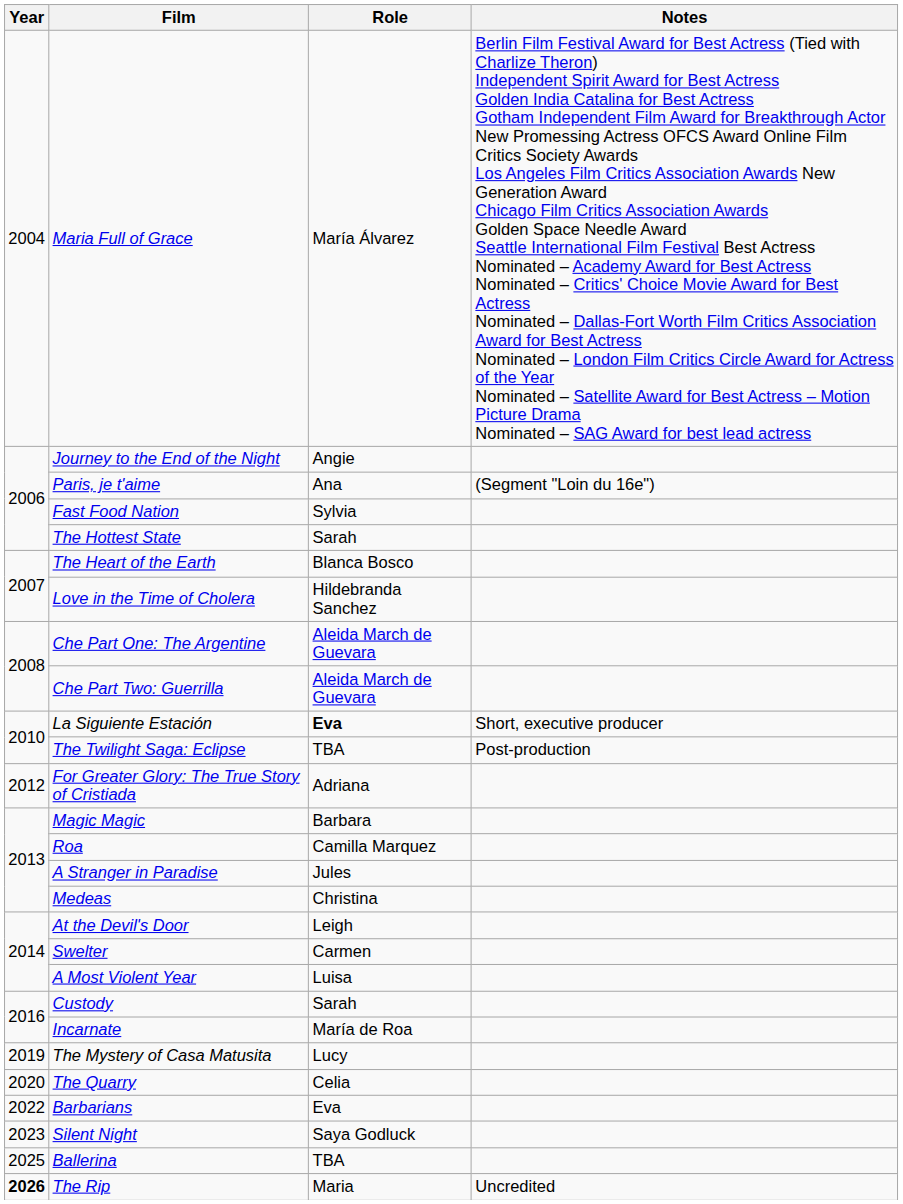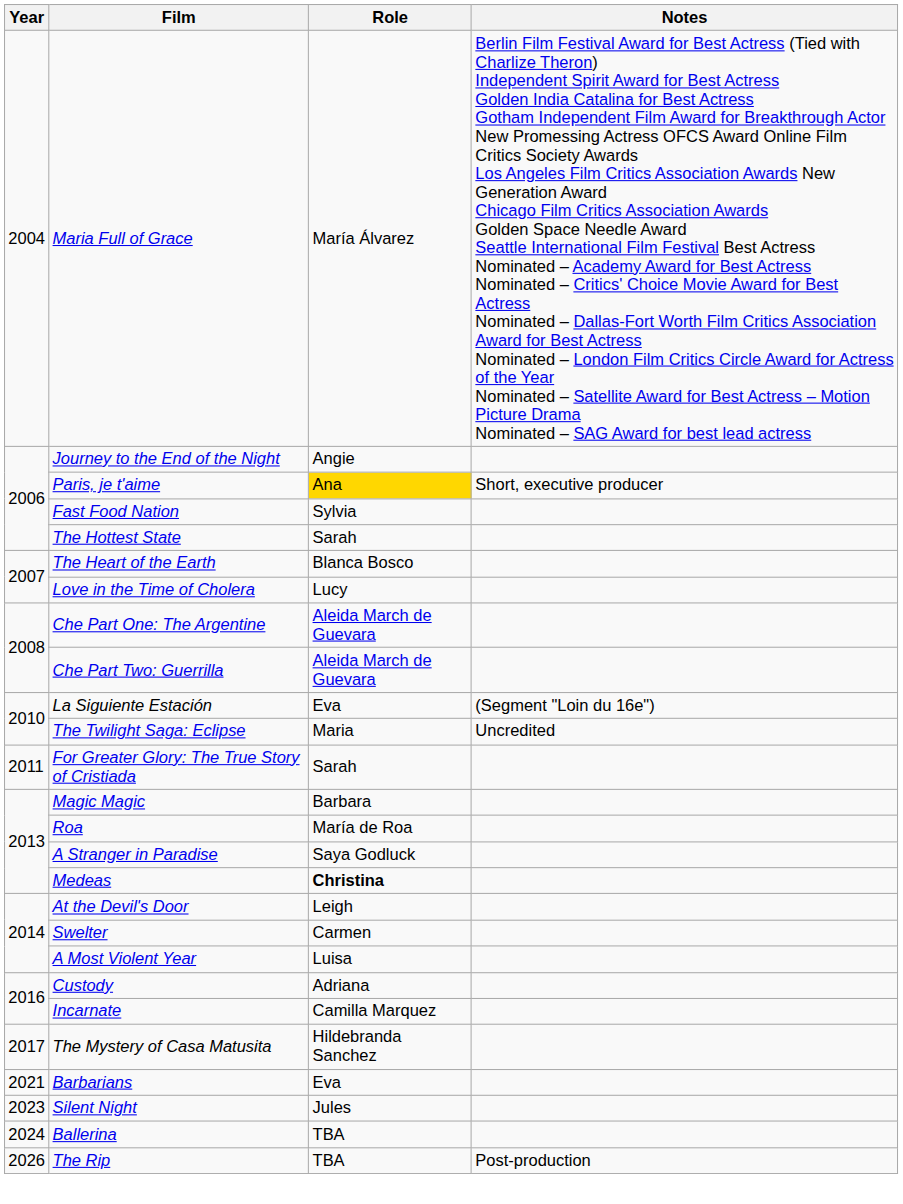(327, 485) no background -> (327, 485) gold background
(565, 485) (Segment "Loin du 16e") -> (569, 485) Short, executive producer
(357, 599) Hildebranda Sanchez -> (330, 589) Lucy
(327, 723) bold -> (327, 705) normal
(569, 723) Short, executive producer -> (565, 705) (Segment "Loin du 16e")
(329, 750) TBA -> (333, 731) Maria
(533, 750) Post-production -> (515, 731) Uncredited
(27, 785) 2012 -> (26, 766) 2011
(341, 785) Adriana -> (335, 766) Sarah
(374, 846) Camilla Marquez -> (362, 828) María de Roa
(332, 873) Jules -> (364, 854) Saya Godluck
(345, 899) normal -> (348, 880) bold
(335, 1003) Sarah -> (341, 985) Adriana
(362, 1029) María de Roa -> (374, 1011) Camilla Marquez
(27, 1056) 2019 -> (27, 1046) 2017
(330, 1056) Lucy -> (357, 1046) Hildebranda Sanchez
- row: (94, 1082)
(27, 1108) 2022 -> (27, 1082) 2021
(364, 1134) Saya Godluck -> (332, 1108) Jules
(27, 1160) 2025 -> (27, 1134) 2024
(27, 1186) bold -> (27, 1160) normal
(333, 1186) Maria -> (329, 1160) TBA
(515, 1186) Uncredited -> (533, 1160) Post-production
